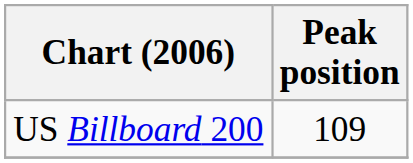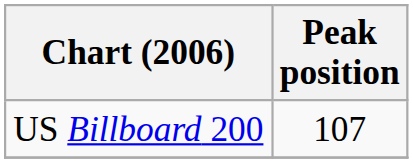(340, 128) 109 -> (340, 128) 107
